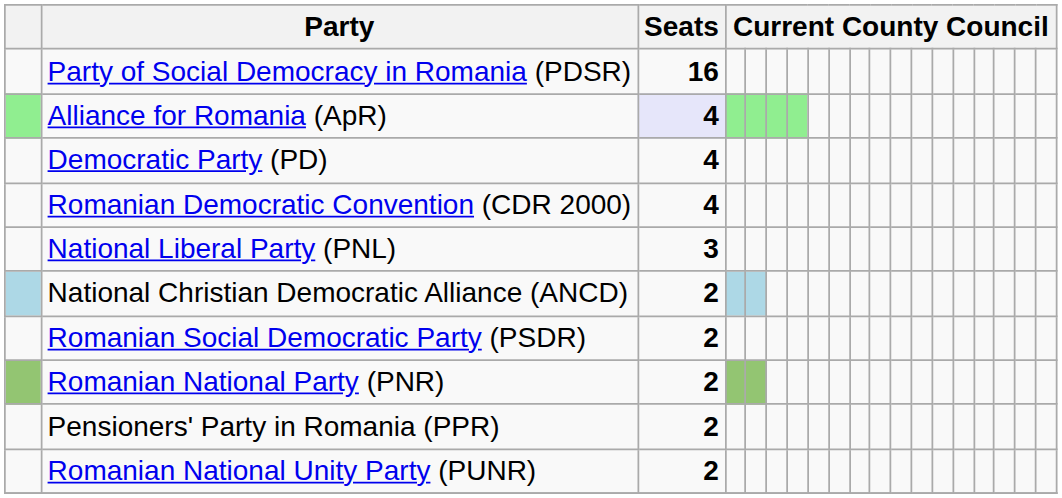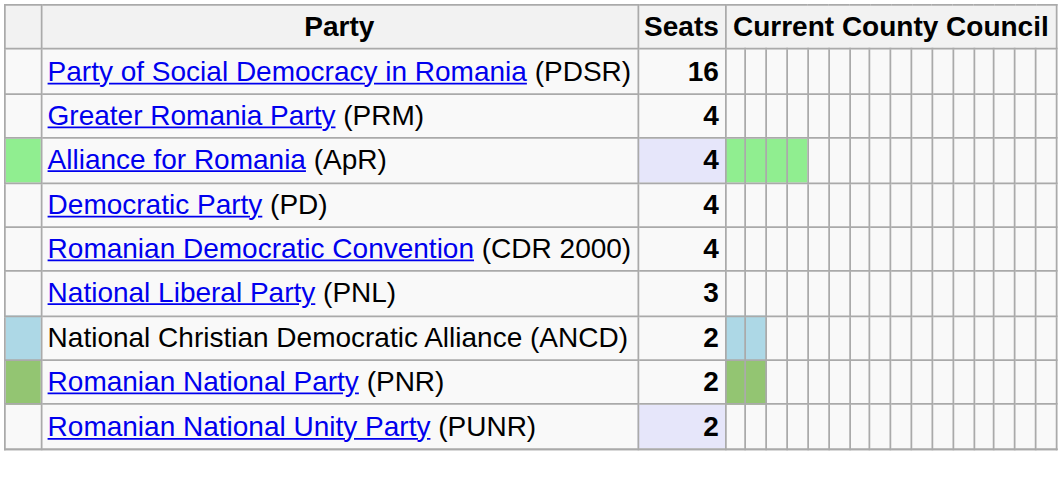+ row: (236, 115)
- row: (317, 337)
- row: (274, 426)
(711, 470) no background -> (711, 426) lavender background
